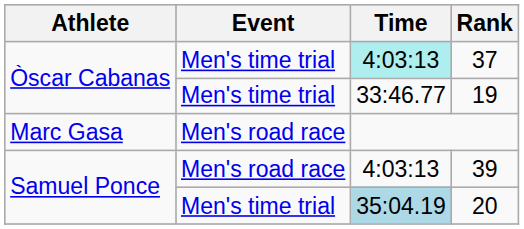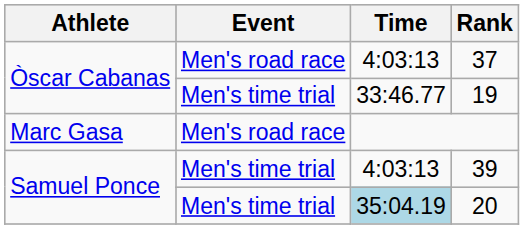(258, 60) Men's time trial -> (263, 60) Men's road race
(401, 60) paleturquoise background -> (401, 60) no background
(263, 169) Men's road race -> (258, 169) Men's time trial
